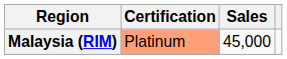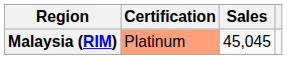(247, 41) 45,000 -> (247, 41) 45,045
